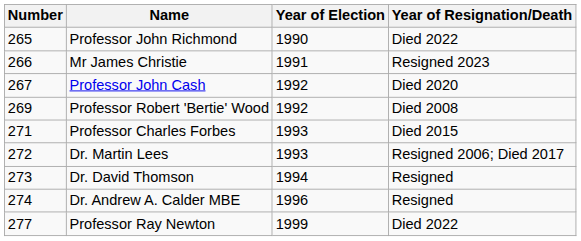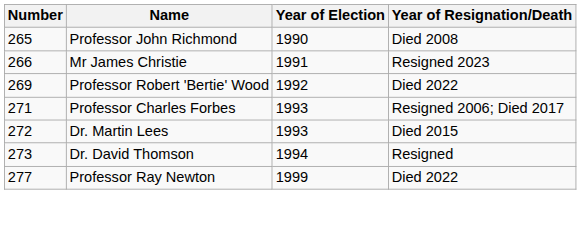(425, 39) Died 2022 -> (425, 39) Died 2008
- row: (138, 85)
(425, 108) Died 2008 -> (425, 85) Died 2022
(425, 131) Died 2015 -> (478, 108) Resigned 2006; Died 2017
(478, 154) Resigned 2006; Died 2017 -> (425, 131) Died 2015
- row: (155, 200)
